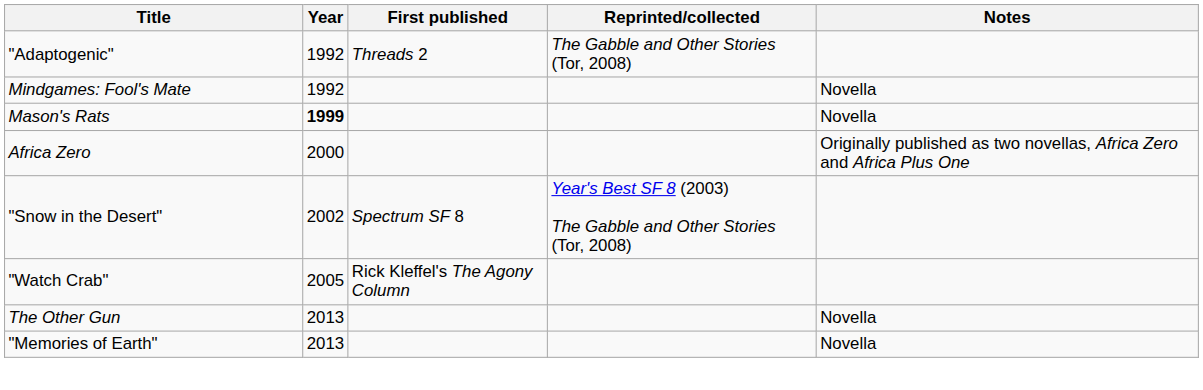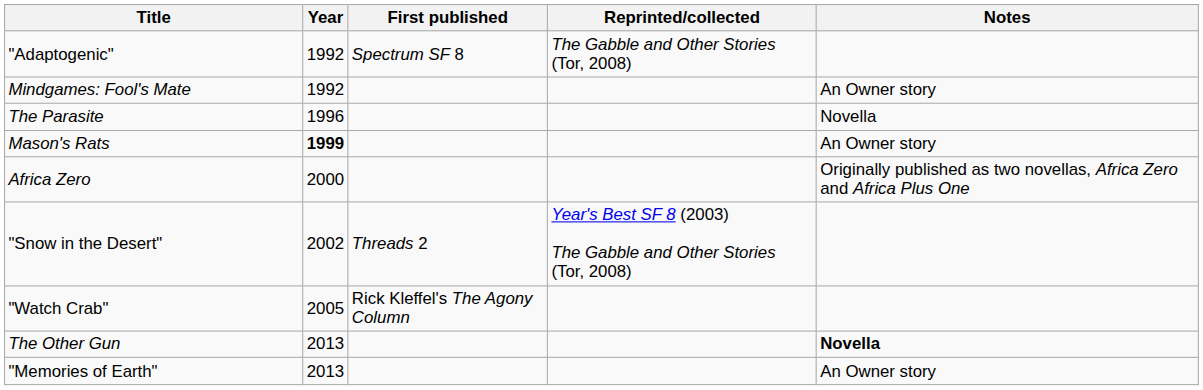(390, 53) Threads 2 -> (408, 53) Spectrum SF 8
(848, 90) Novella -> (878, 90) An Owner story
+ row: (56, 116)
(848, 116) Novella -> (878, 143) An Owner story
(408, 217) Spectrum SF 8 -> (390, 243) Threads 2
(848, 317) normal -> (850, 344) bold
(848, 344) Novella -> (878, 371) An Owner story
